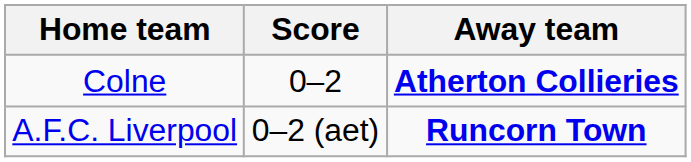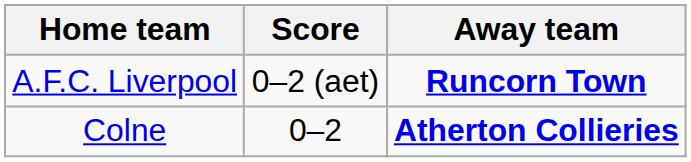rows swapped: (125, 130) <-> (125, 80)
